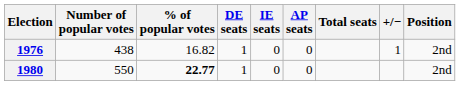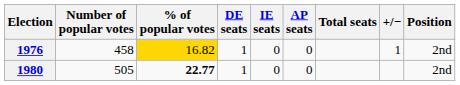(124, 49) 438 -> (124, 49) 458
(200, 49) no background -> (200, 49) gold background
(124, 70) 550 -> (124, 70) 505
